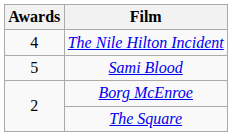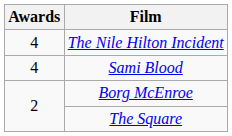(34, 67) 5 -> (34, 67) 4
